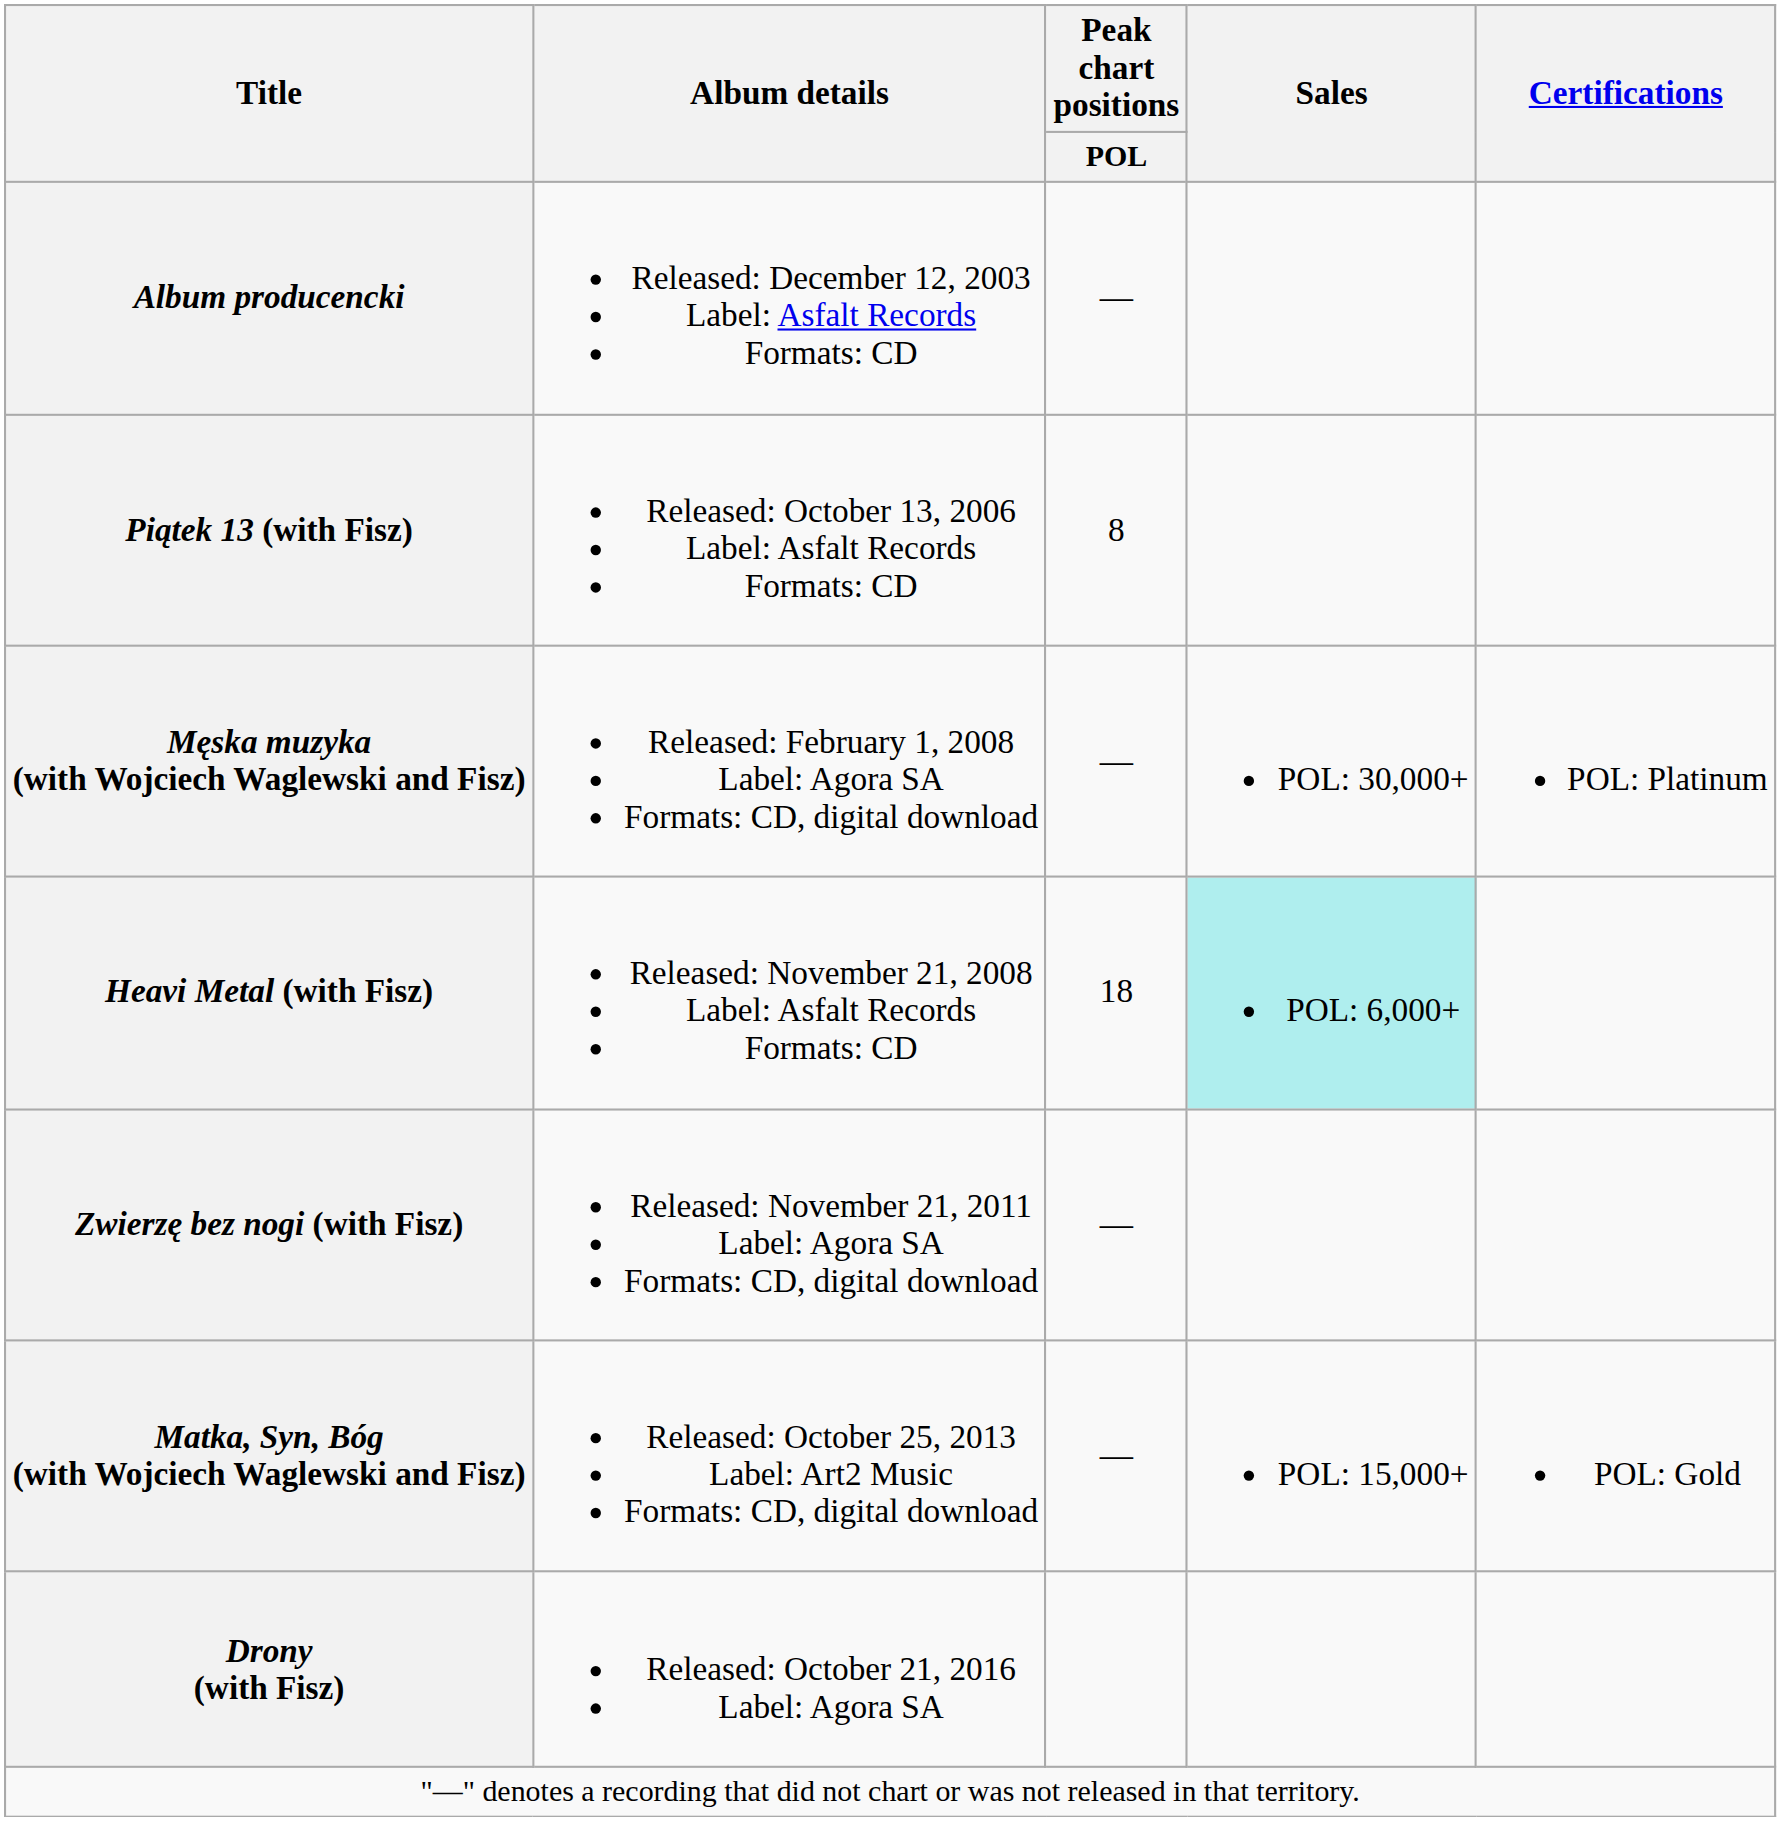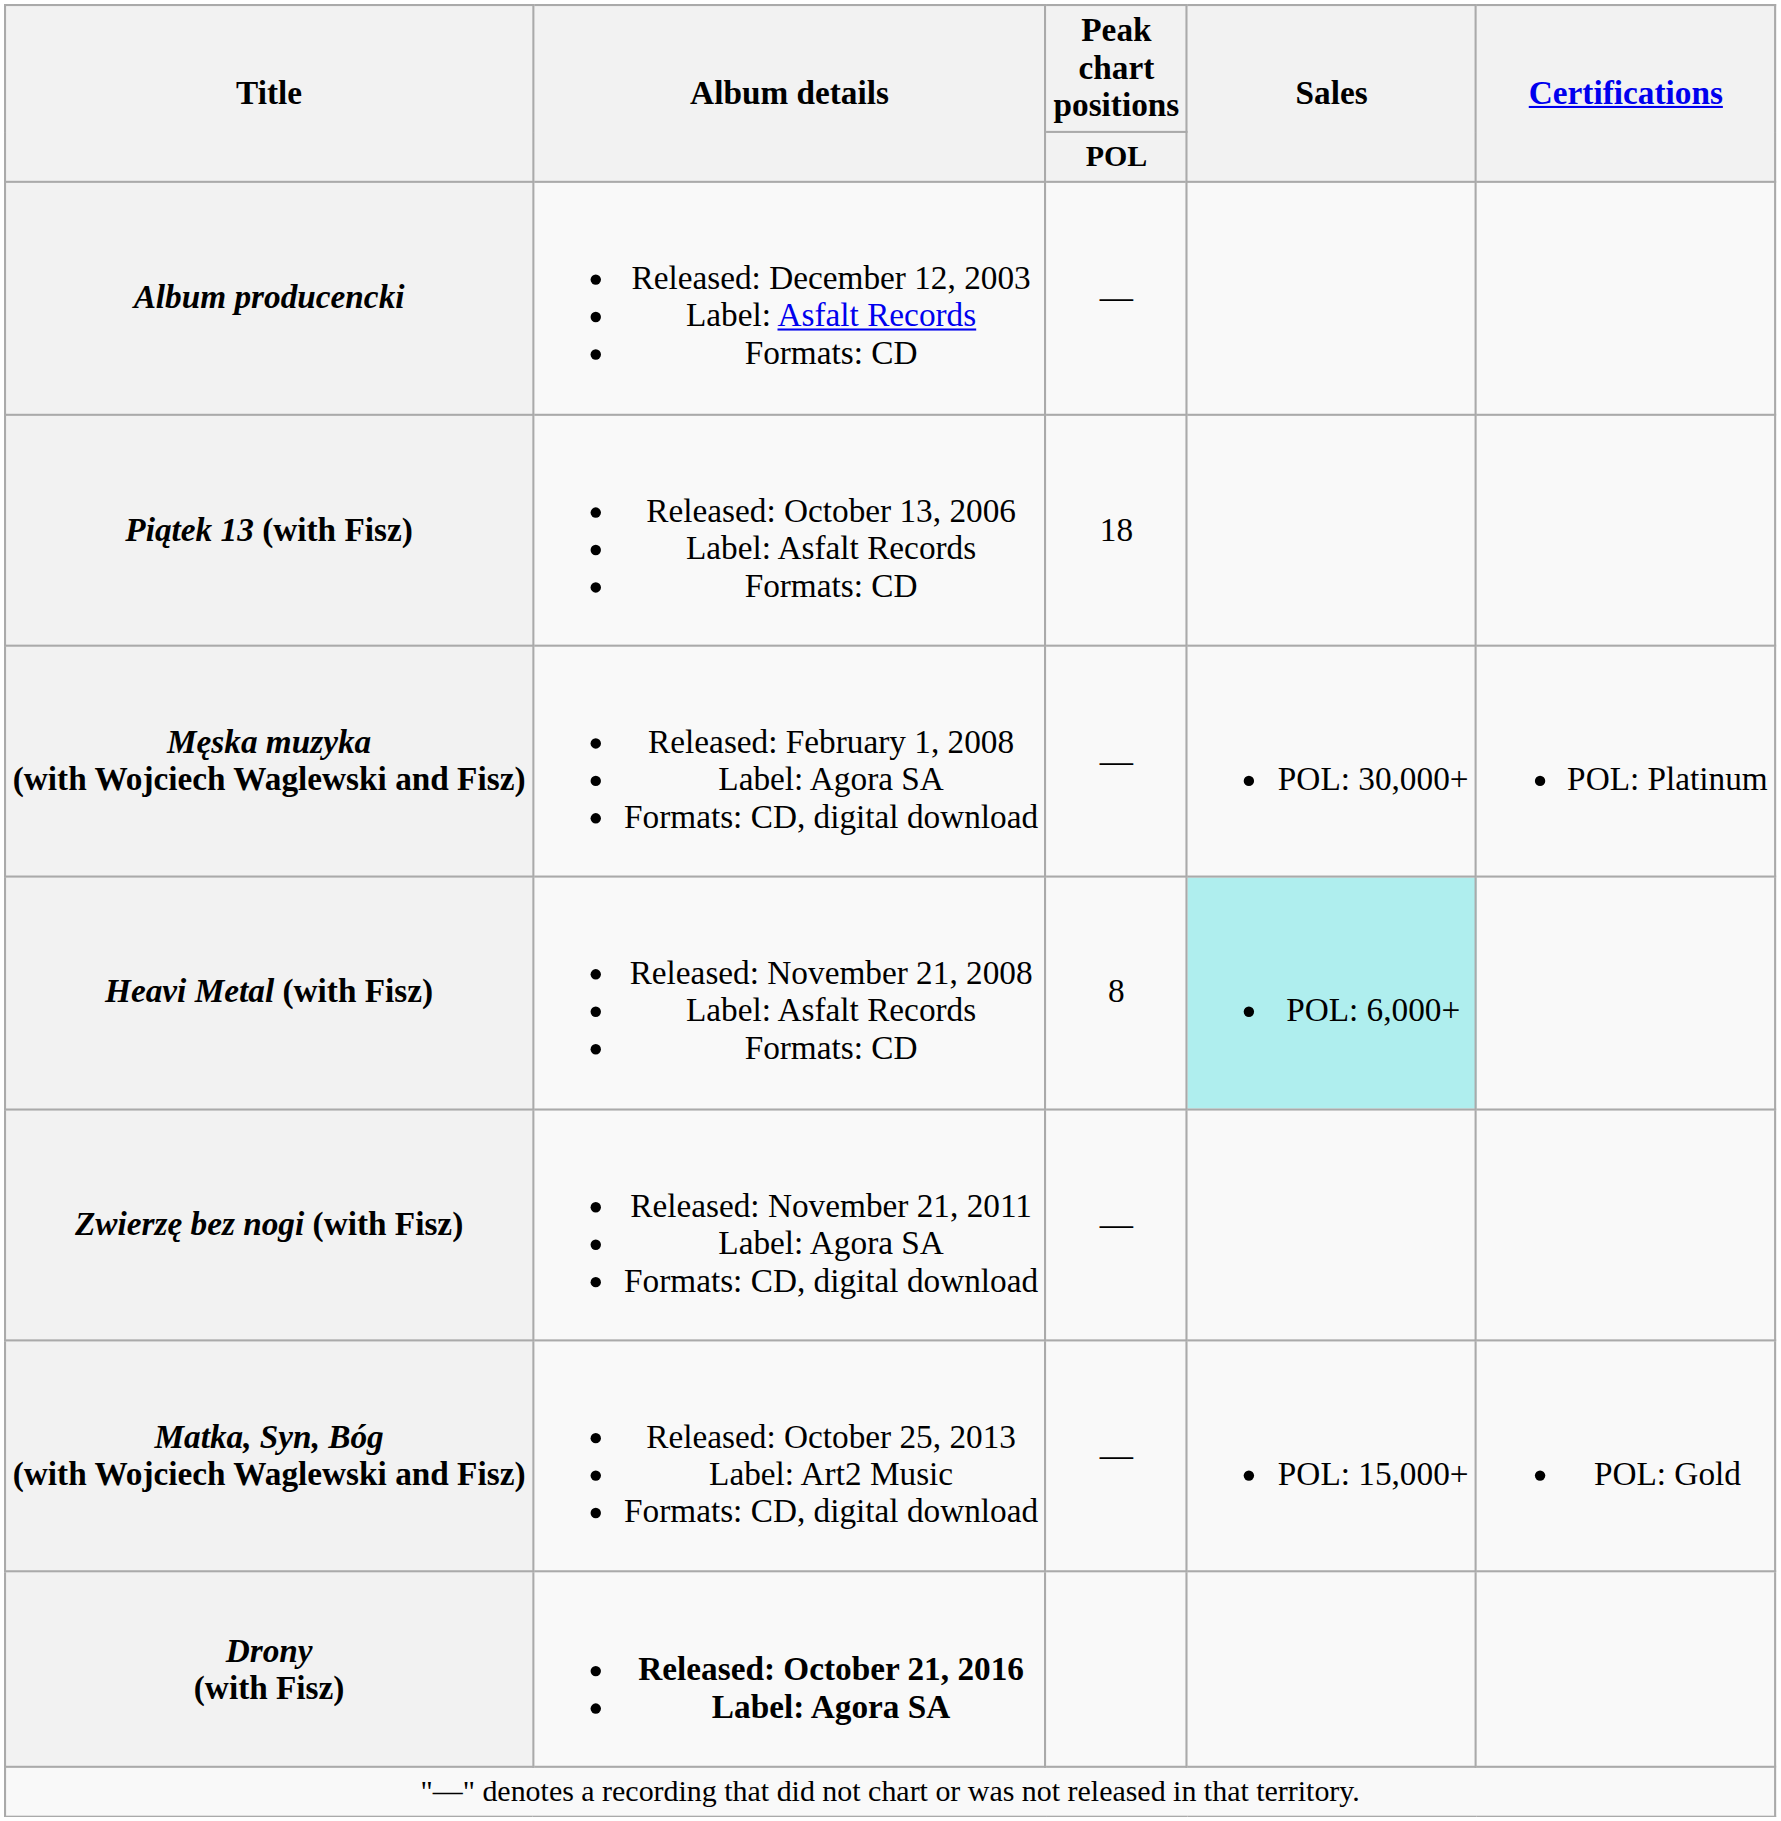(1116, 529) 8 -> (1116, 529) 18
(1116, 992) 18 -> (1116, 992) 8
(790, 1688) normal -> (790, 1688) bold
